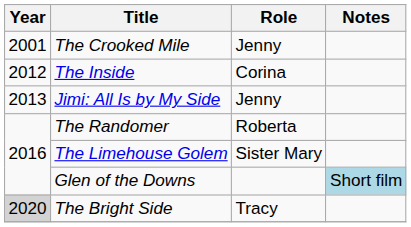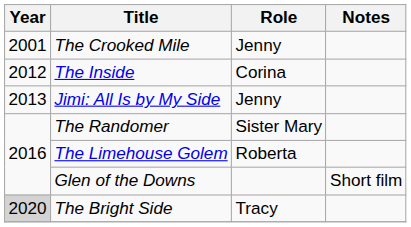(266, 126) Roberta -> (279, 126) Sister Mary
(279, 153) Sister Mary -> (266, 153) Roberta
(366, 180) lightblue background -> (366, 180) no background
